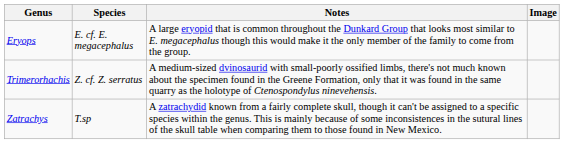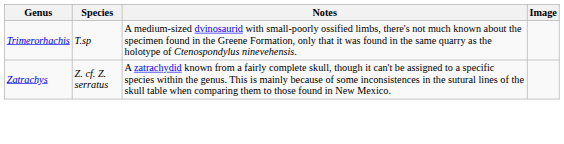- row: (21, 40)
(108, 79) Z. cf. Z. serratus -> (83, 40) T.sp
(83, 118) T.sp -> (91, 79) Z. cf. Z. serratus
